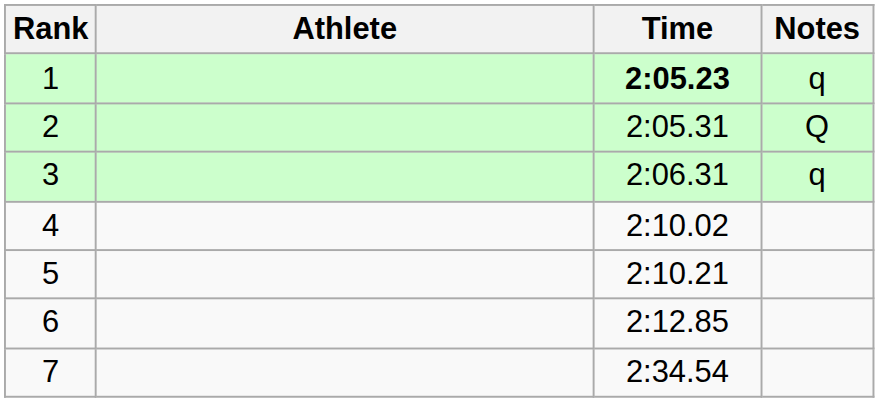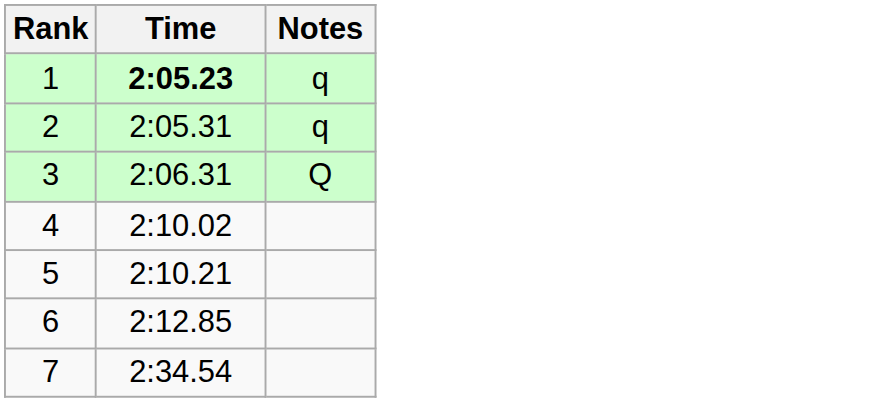- column: (345, 28)
(817, 126) Q -> (320, 126) q
(817, 175) q -> (320, 175) Q
